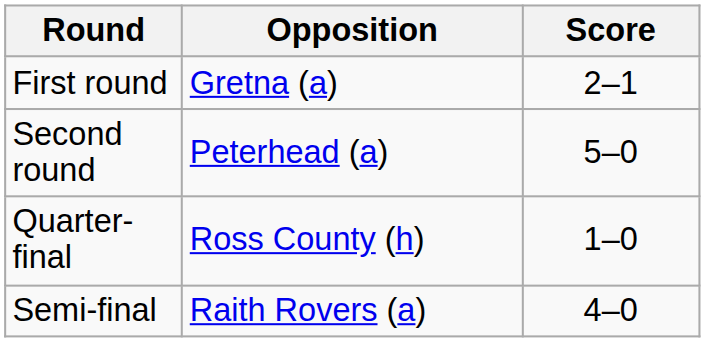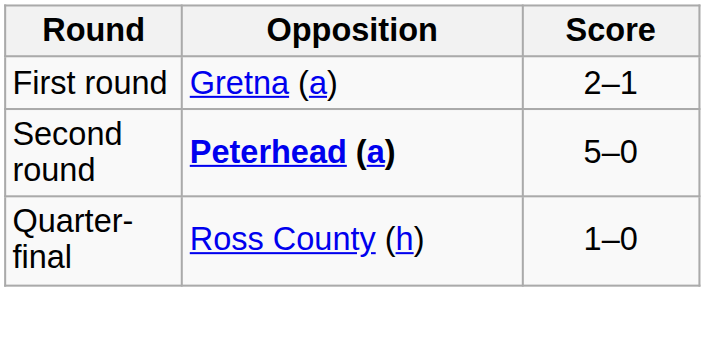(289, 152) normal -> (293, 152) bold
- row: (85, 309)
